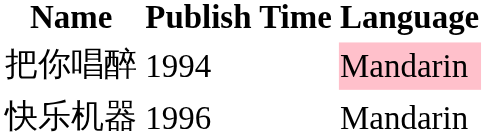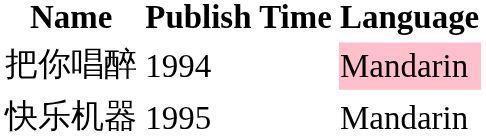(178, 117) 1996 -> (178, 117) 1995
